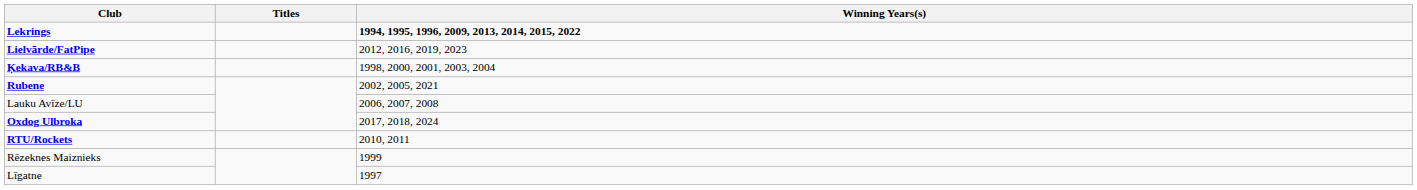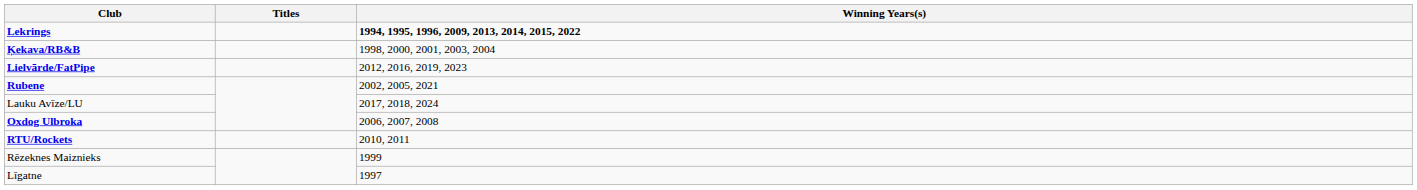rows swapped: (44, 67) <-> (51, 49)
(399, 103) 2006, 2007, 2008 -> (399, 103) 2017, 2018, 2024
(399, 121) 2017, 2018, 2024 -> (399, 121) 2006, 2007, 2008
